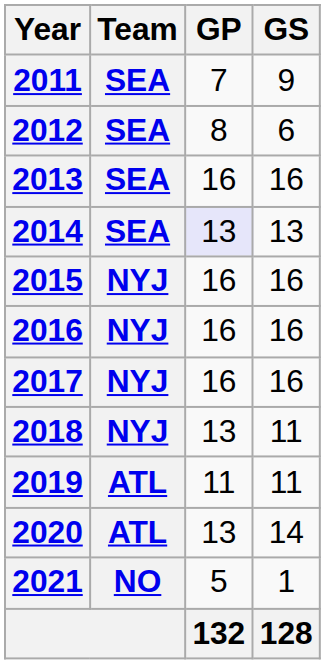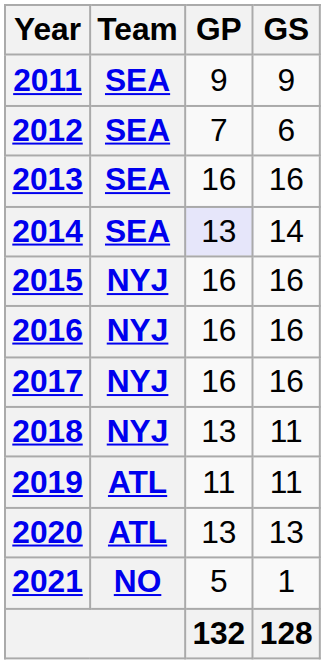(219, 79) 7 -> (219, 79) 9
(219, 130) 8 -> (219, 130) 7
(286, 230) 13 -> (286, 230) 14
(286, 532) 14 -> (286, 532) 13
